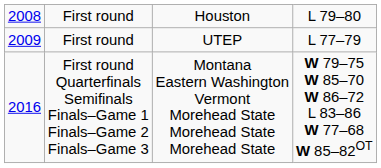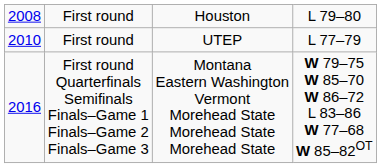(24, 39) 2009 -> (24, 39) 2010
